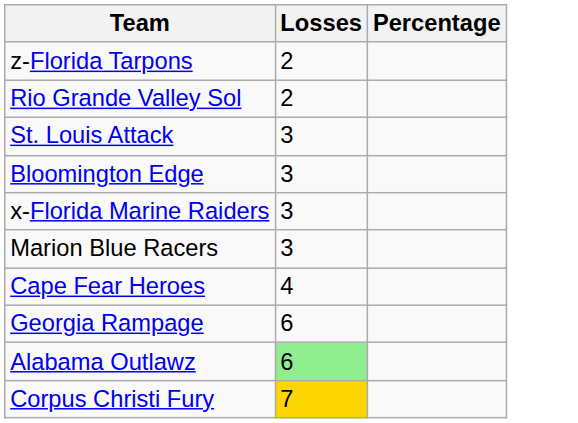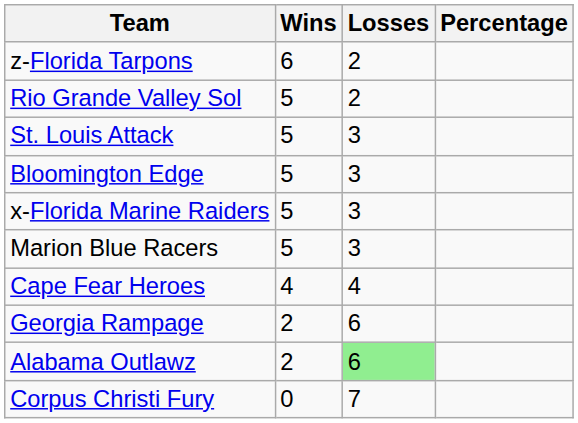+ column: (309, 23)
(287, 398) gold background -> (354, 398) no background
